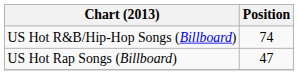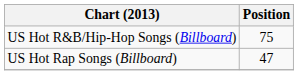(267, 37) 74 -> (267, 37) 75
